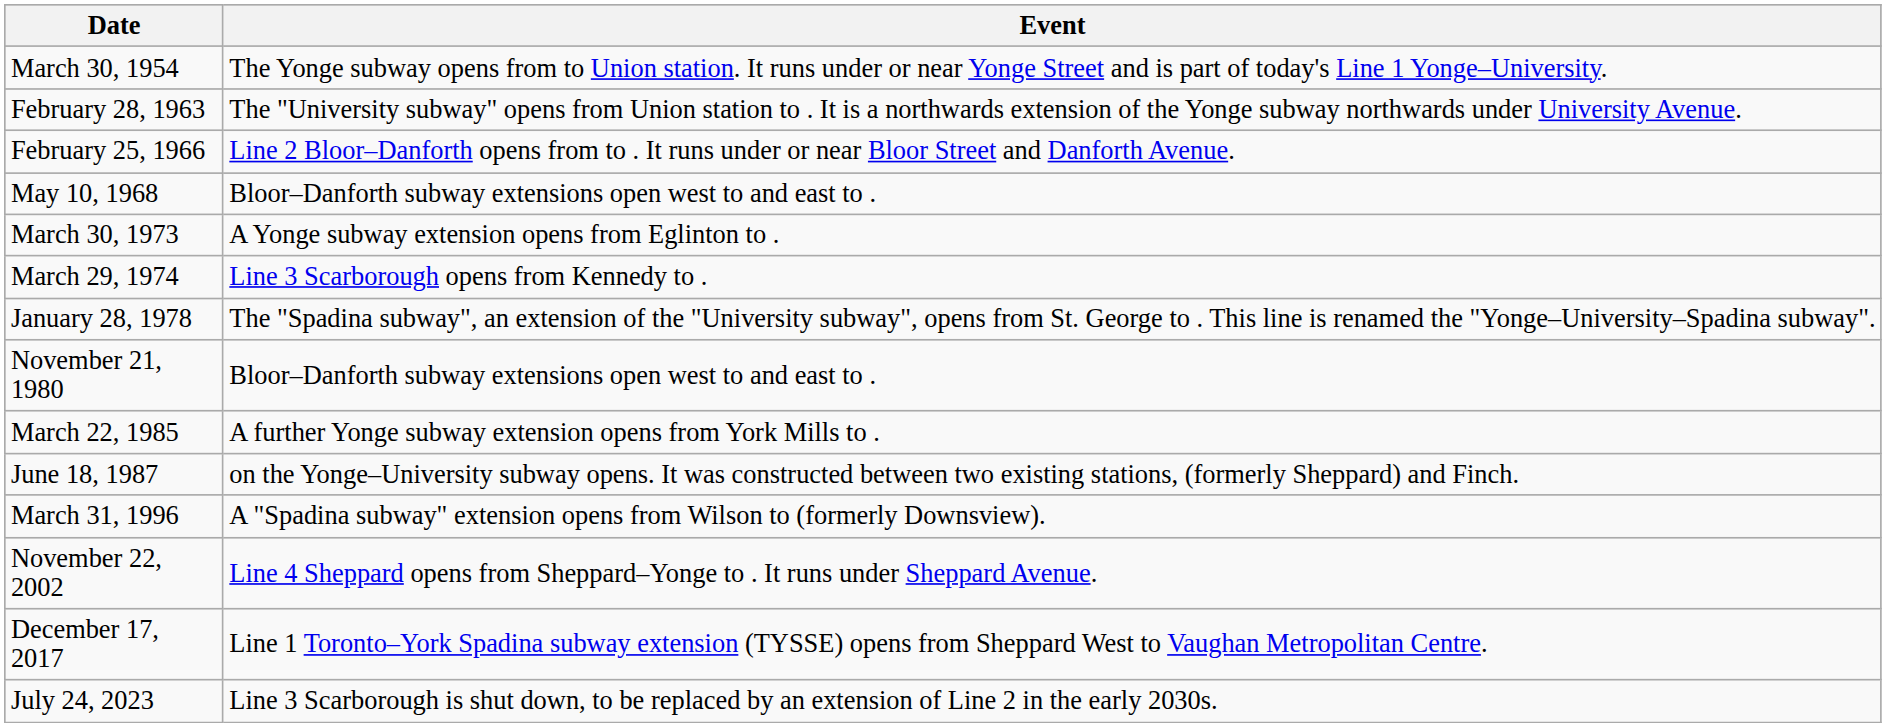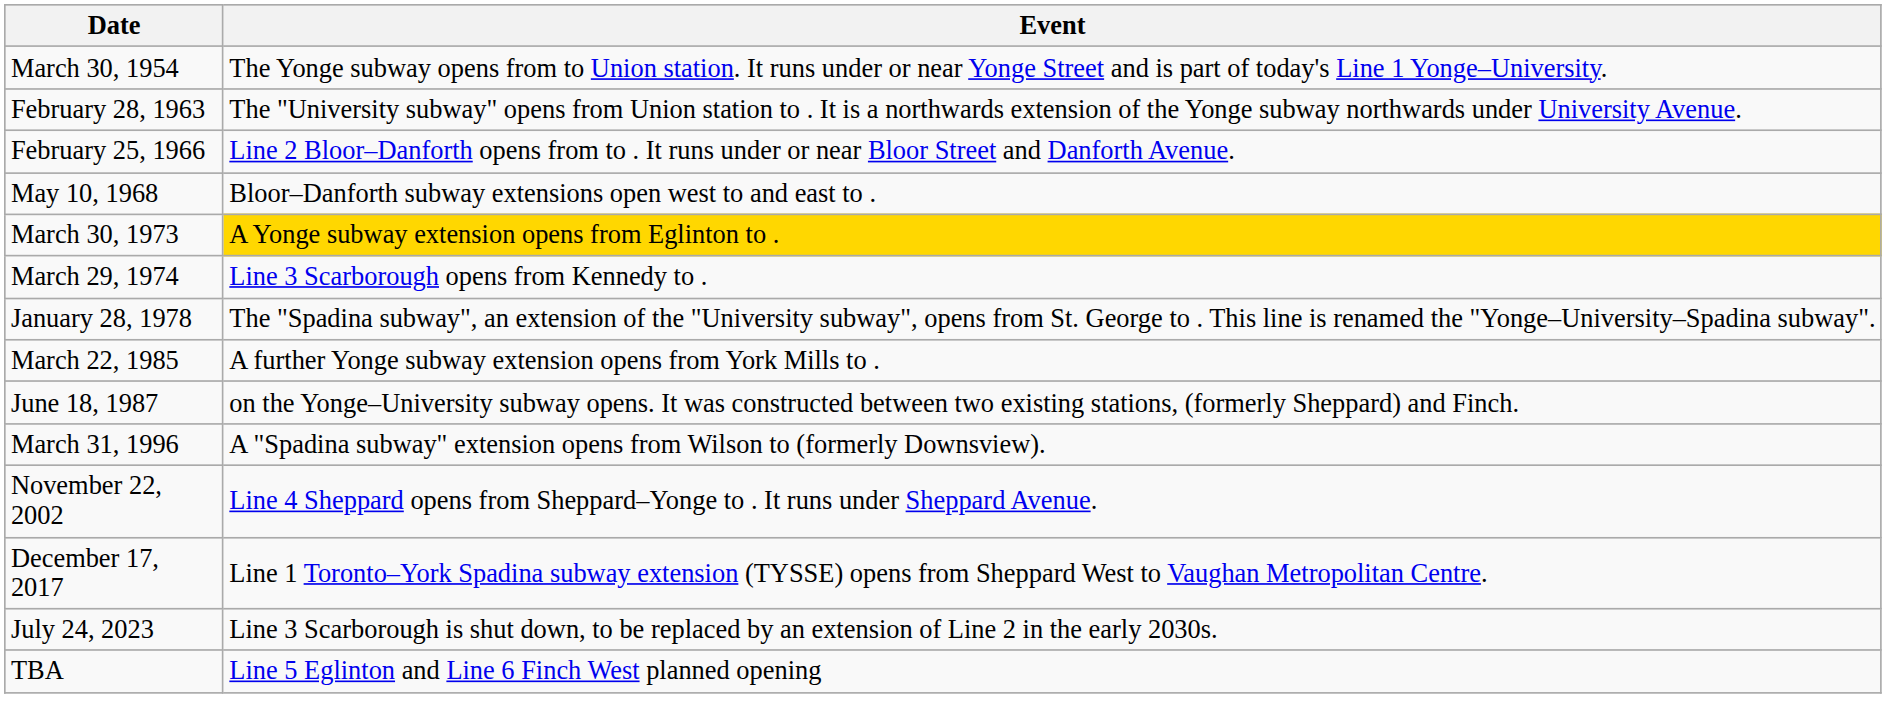(504, 234) no background -> (504, 234) gold background
- row: (86, 375)
+ row: (37, 670)
